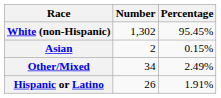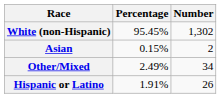columns swapped: (136, 13) <-> (187, 13)
